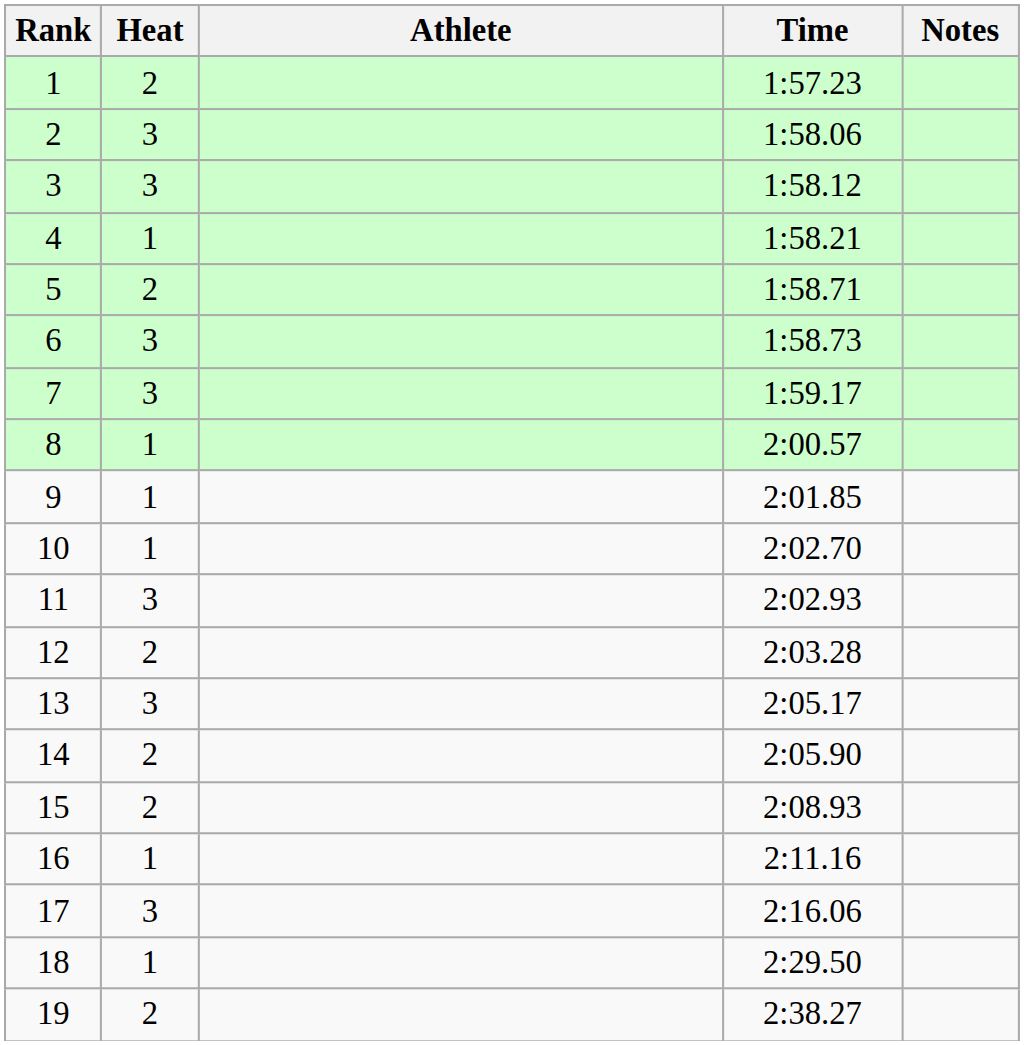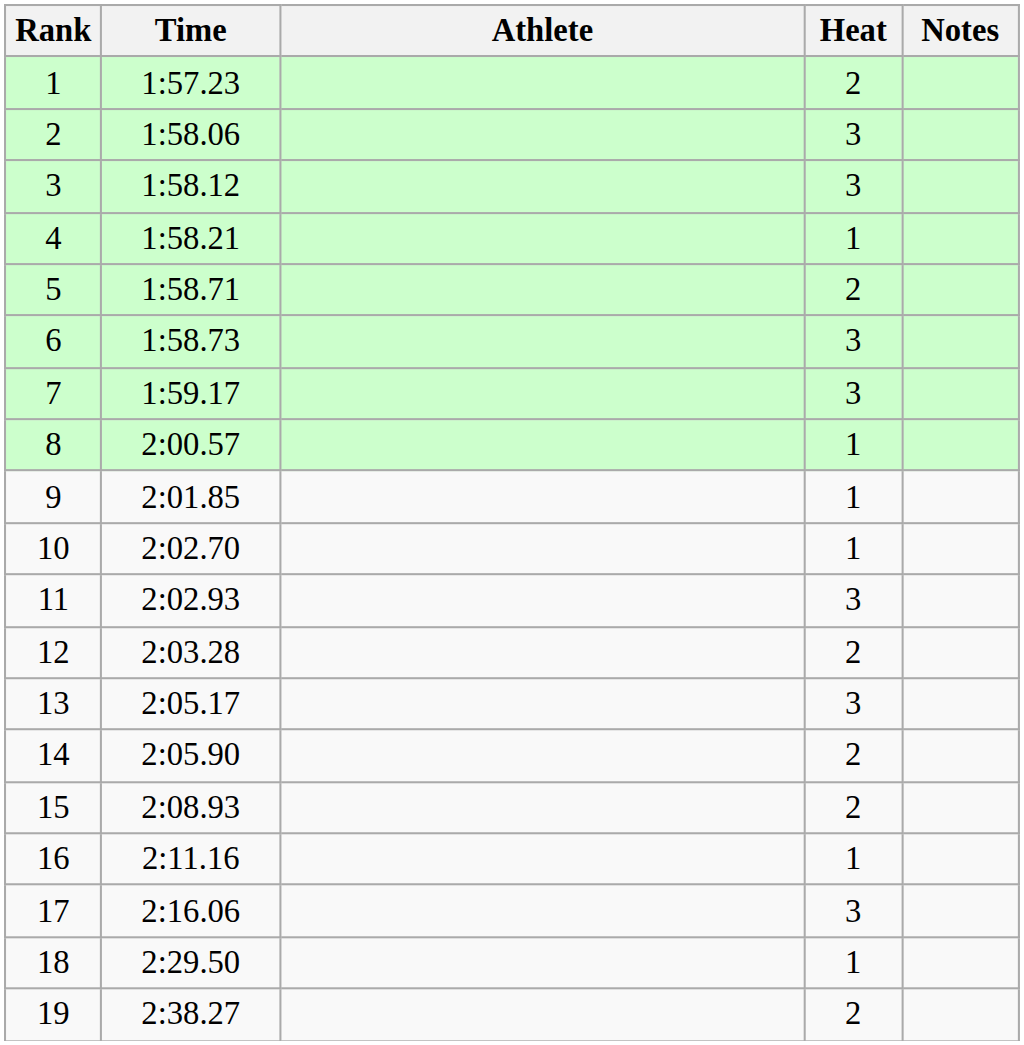columns swapped: (150, 30) <-> (812, 30)
